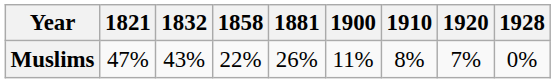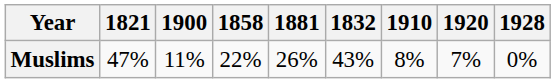columns swapped: (184, 22) <-> (353, 22)
